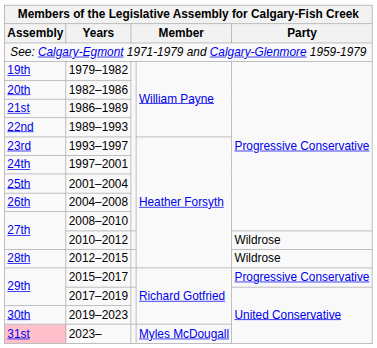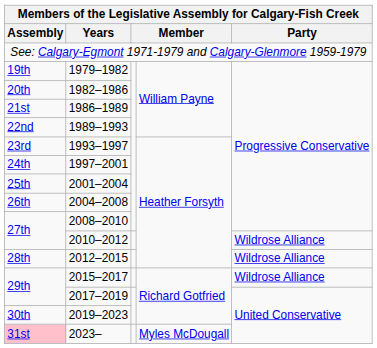(258, 240) Wildrose -> (280, 240) Wildrose Alliance
(258, 258) Wildrose -> (280, 258) Wildrose Alliance
(302, 277) Progressive Conservative -> (280, 277) Wildrose Alliance
